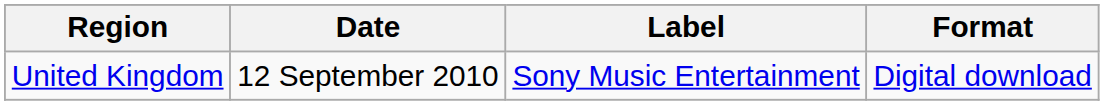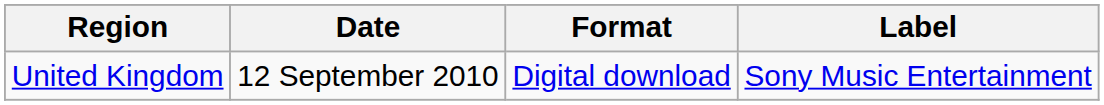columns swapped: (983, 28) <-> (686, 28)
